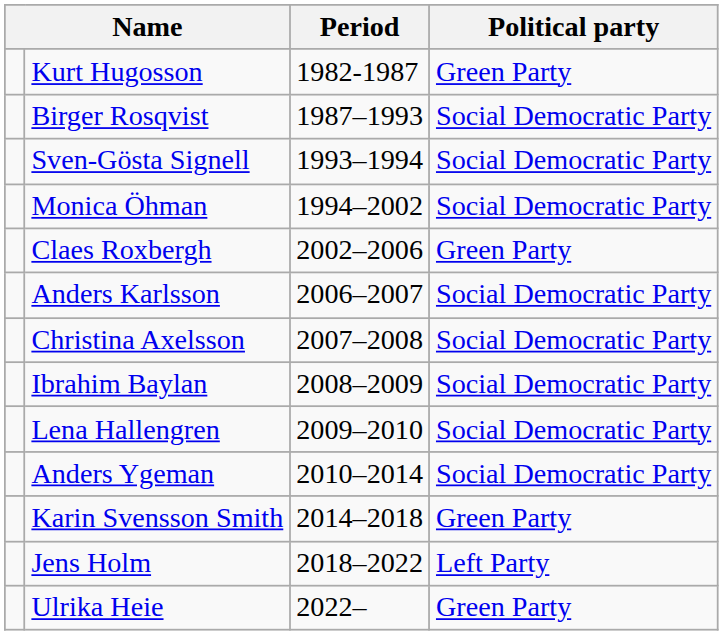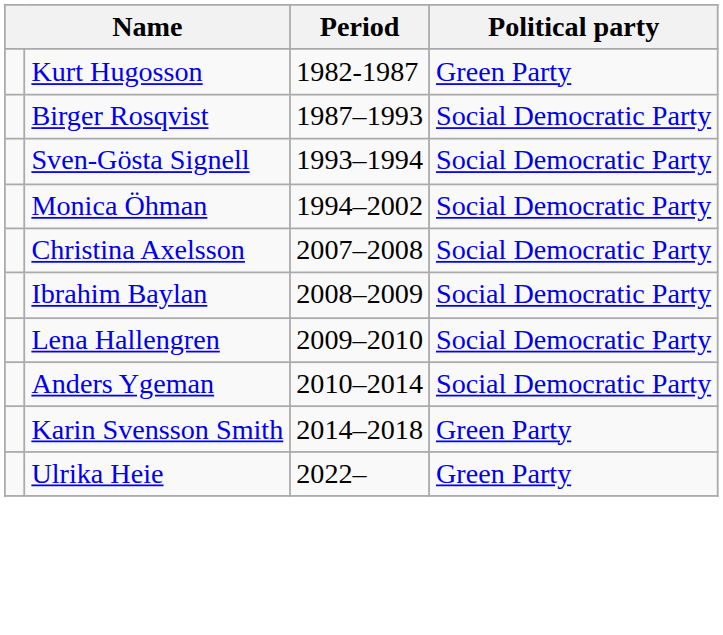- row: (121, 250)
- row: (126, 294)
- row: (91, 562)
